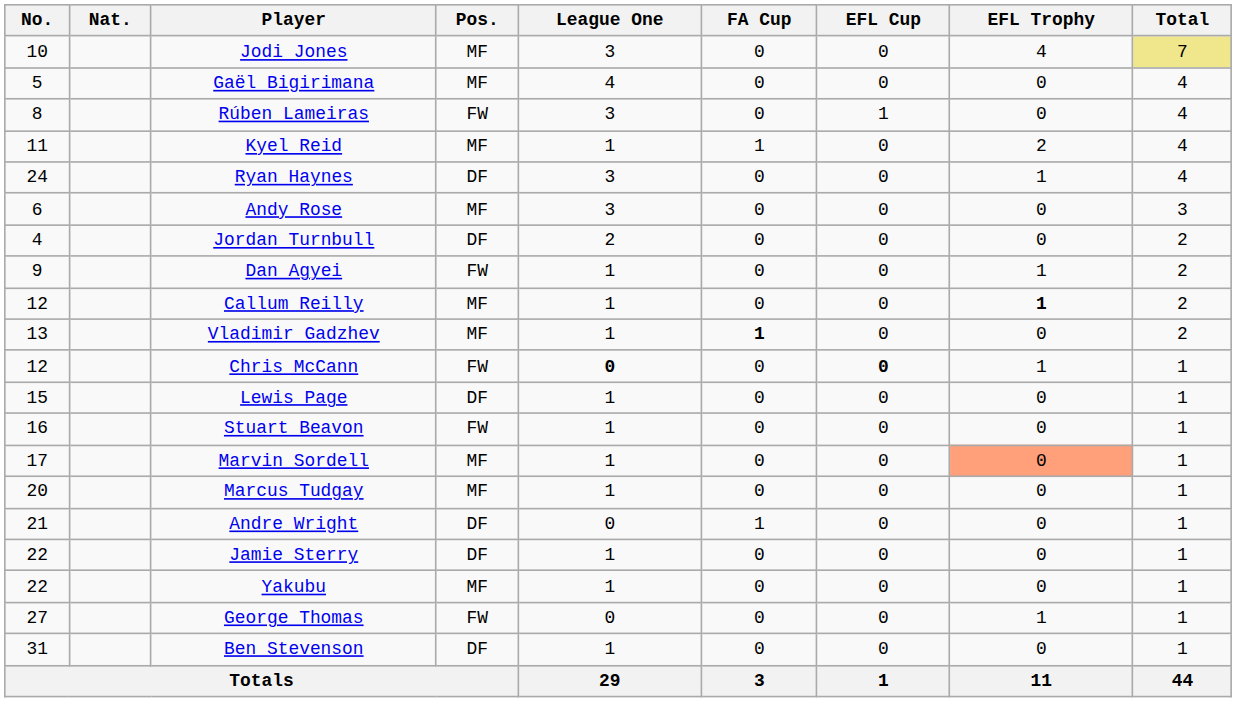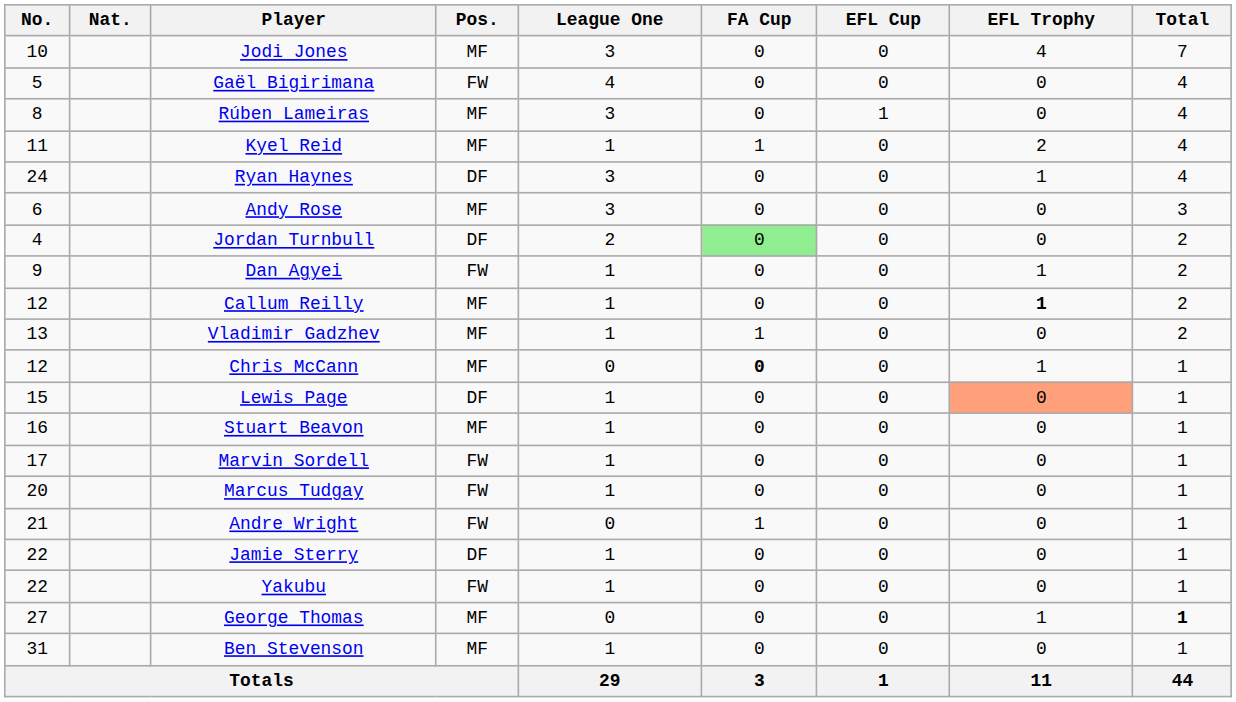(1182, 52) khaki background -> (1182, 52) no background
(477, 83) MF -> (477, 83) FW
(477, 115) FW -> (477, 115) MF
(759, 241) no background -> (759, 241) lightgreen background
(759, 335) bold -> (759, 335) normal
(477, 366) FW -> (477, 366) MF
(610, 366) bold -> (610, 366) normal
(759, 366) normal -> (759, 366) bold
(883, 366) bold -> (883, 366) normal
(1041, 398) no background -> (1041, 398) lightsalmon background
(477, 429) FW -> (477, 429) MF
(477, 461) MF -> (477, 461) FW
(1041, 461) lightsalmon background -> (1041, 461) no background
(477, 492) MF -> (477, 492) FW
(477, 524) DF -> (477, 524) FW
(477, 586) MF -> (477, 586) FW
(477, 618) FW -> (477, 618) MF
(1182, 618) normal -> (1182, 618) bold
(477, 649) DF -> (477, 649) MF
